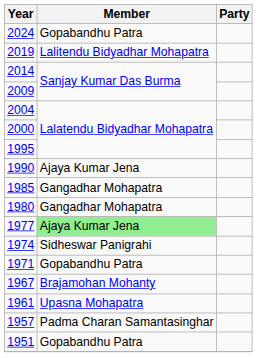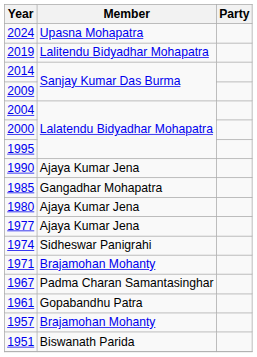(91, 33) Gopabandhu Patra -> (92, 33) Upasna Mohapatra
(101, 206) Gangadhar Mohapatra -> (90, 206) Ajaya Kumar Jena
(90, 226) lightgreen background -> (90, 226) no background
(91, 264) Gopabandhu Patra -> (98, 264) Brajamohan Mohanty
(98, 284) Brajamohan Mohanty -> (127, 284) Padma Charan Samantasinghar
(92, 303) Upasna Mohapatra -> (91, 303) Gopabandhu Patra
(127, 322) Padma Charan Samantasinghar -> (98, 322) Brajamohan Mohanty
(91, 341) Gopabandhu Patra -> (87, 341) Biswanath Parida
